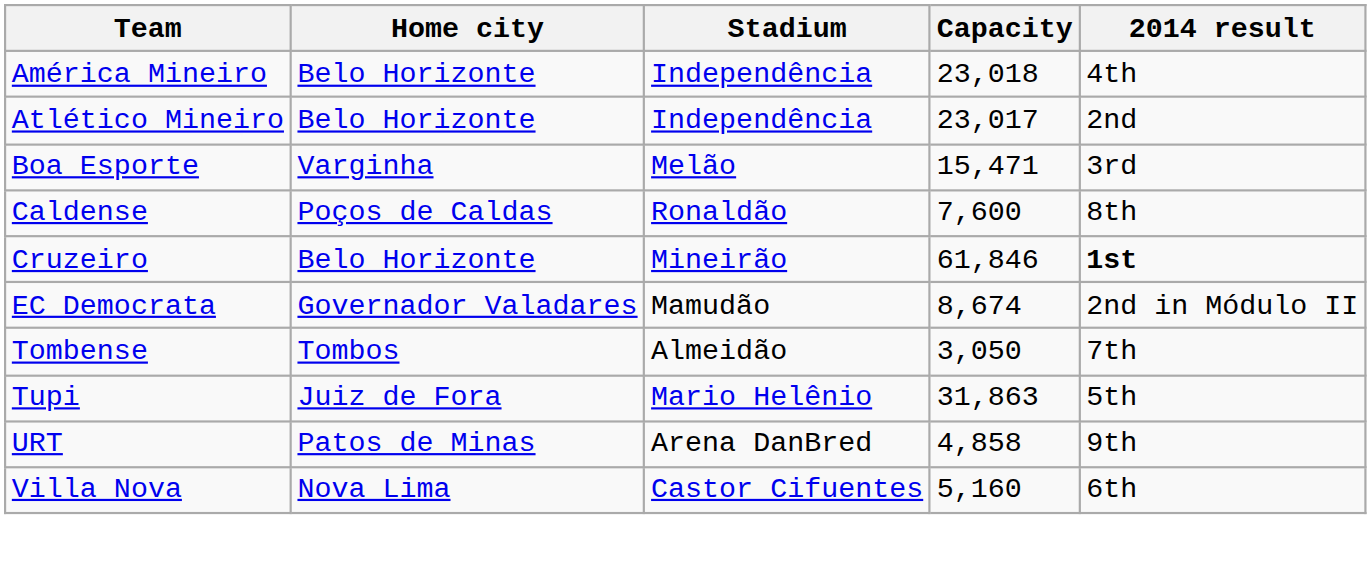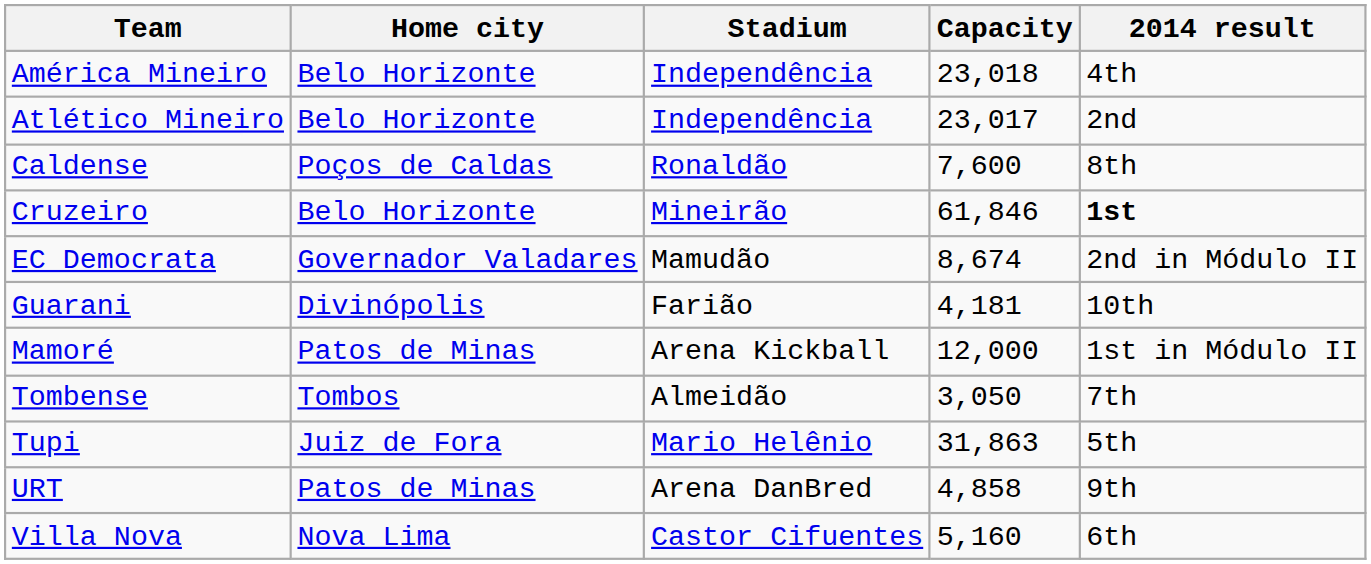- row: (105, 167)
+ row: (71, 305)
+ row: (63, 352)
